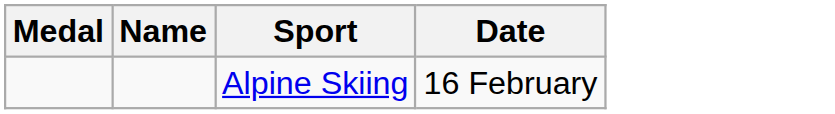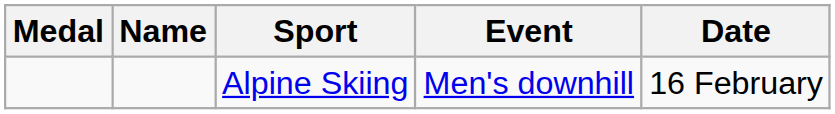+ column: (529, 31)
